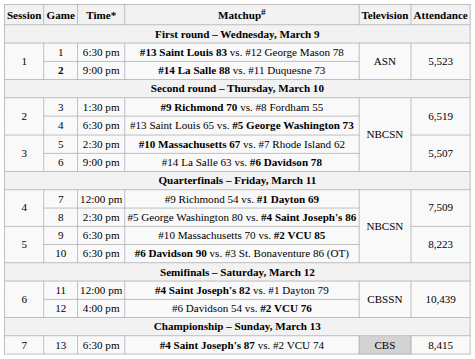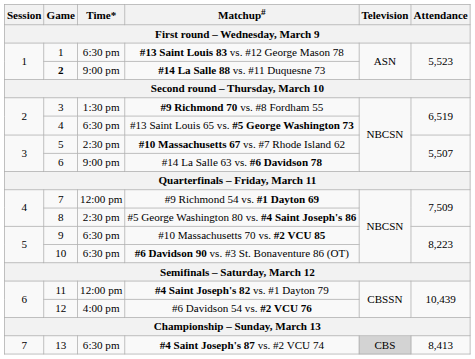(441, 345) 8,415 -> (441, 345) 8,413
